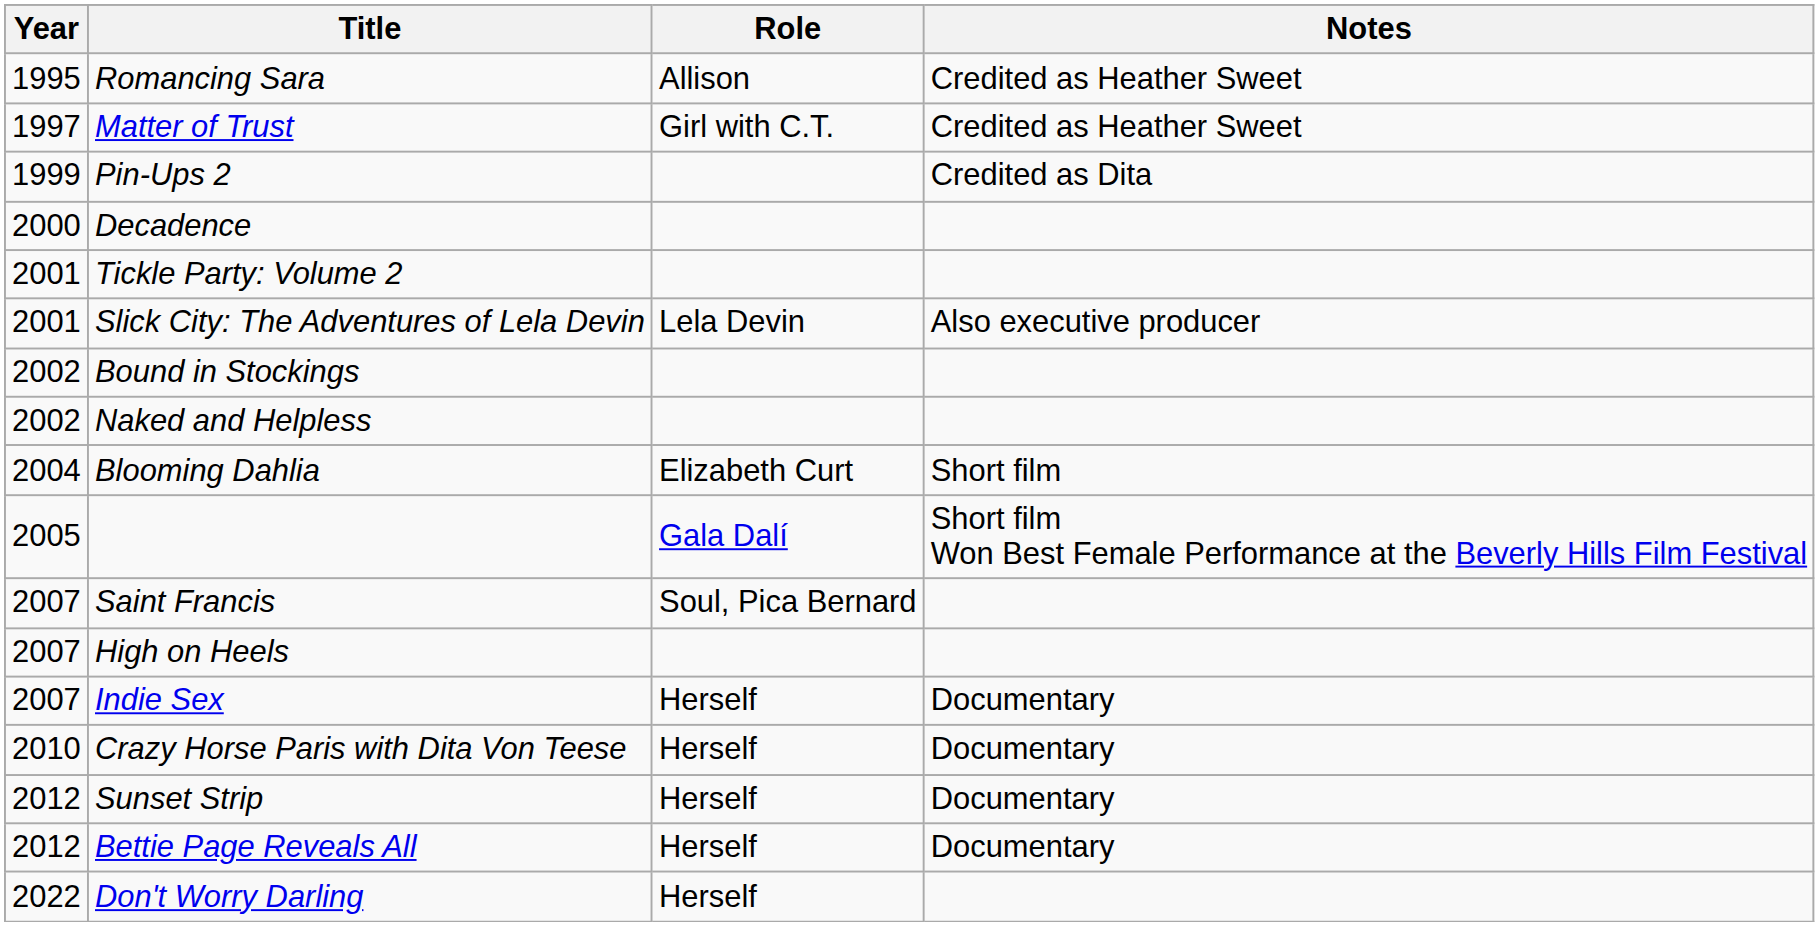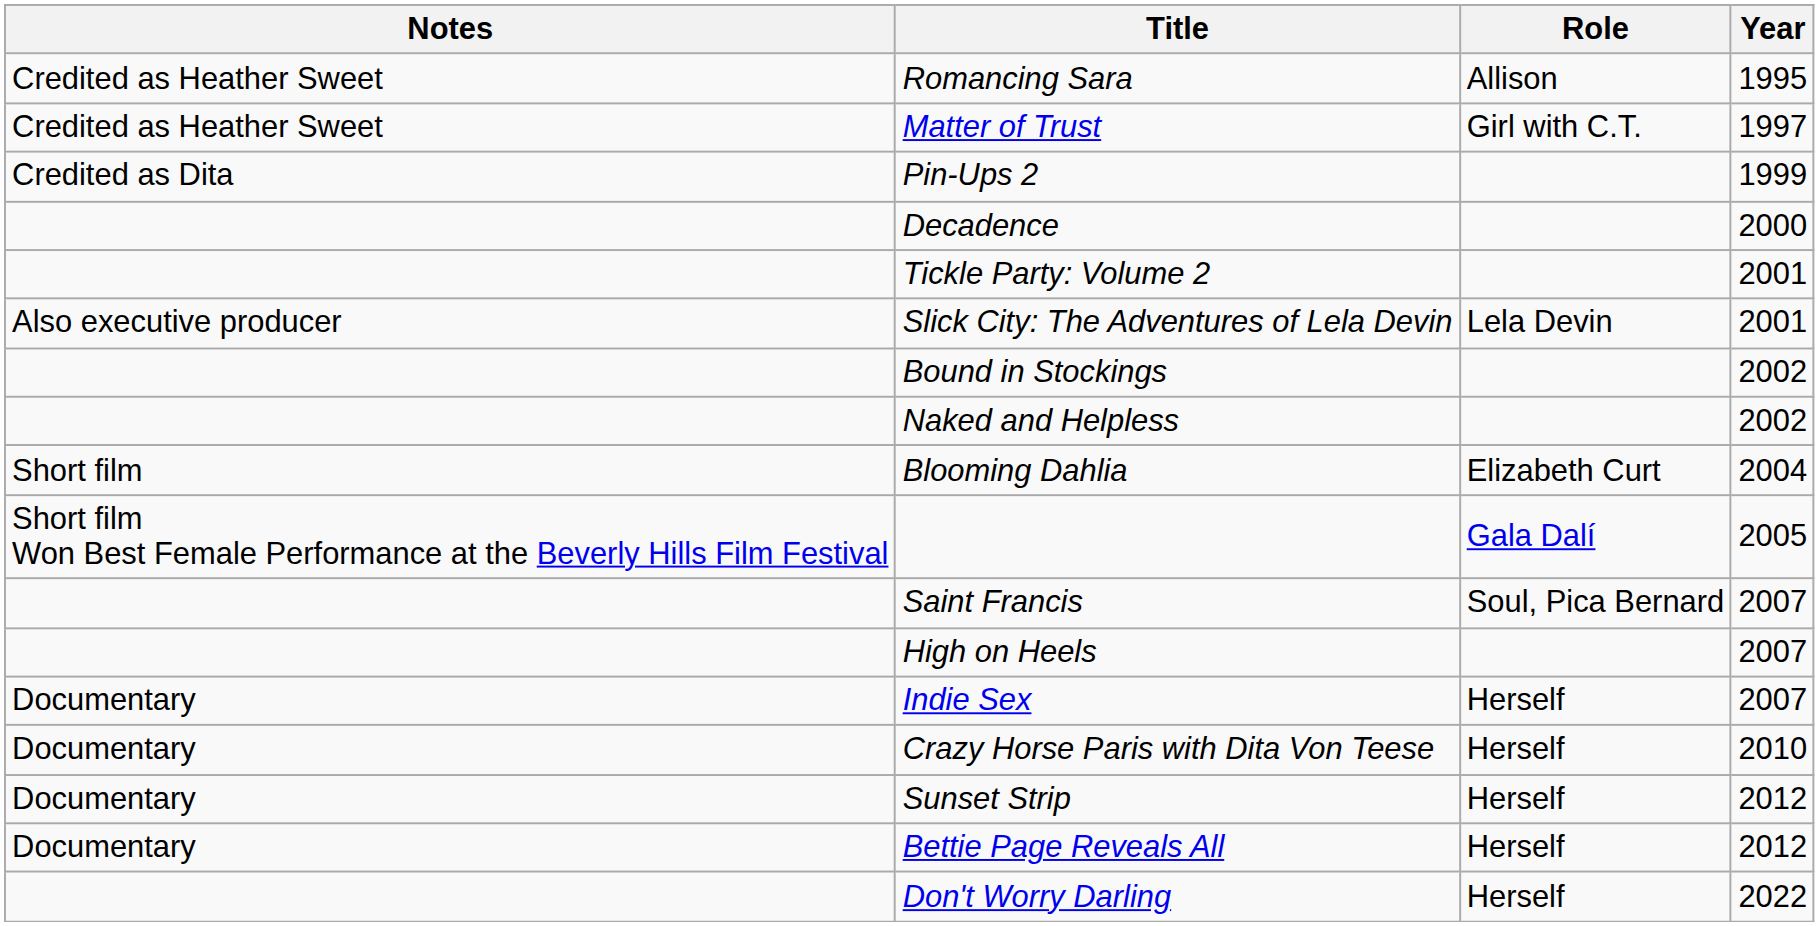columns swapped: (46, 28) <-> (1369, 28)
